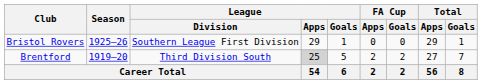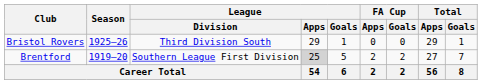(215, 42) Southern League First Division -> (215, 42) Third Division South
(215, 57) Third Division South -> (215, 57) Southern League First Division
